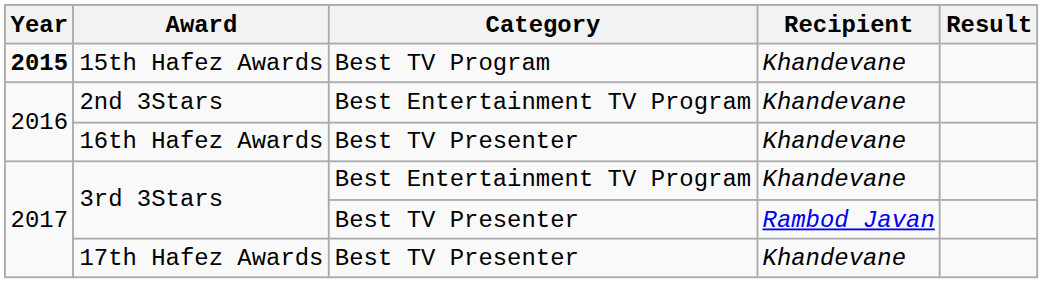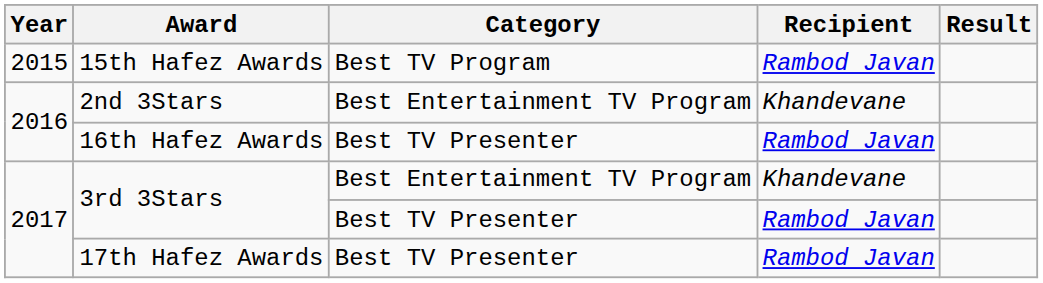(39, 63) bold -> (39, 63) normal
(834, 63) Khandevane -> (849, 63) Rambod Javan
(834, 141) Khandevane -> (849, 141) Rambod Javan
(834, 258) Khandevane -> (849, 258) Rambod Javan
